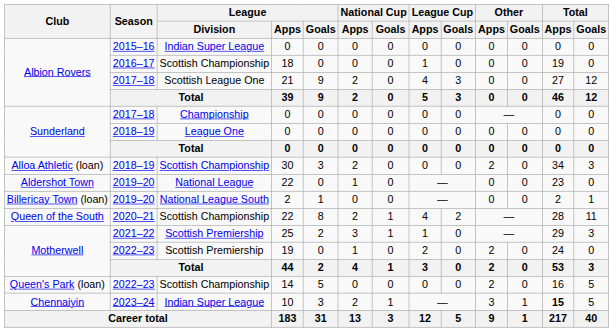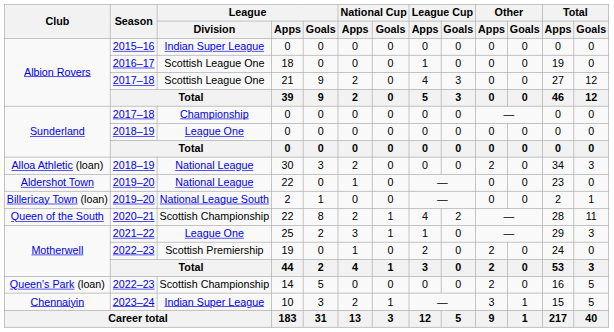(214, 64) Scottish Championship -> (214, 64) Scottish League One
(214, 166) Scottish Championship -> (214, 166) National League
(214, 234) Scottish Premiership -> (214, 234) League One
(558, 302) bold -> (558, 302) normal
